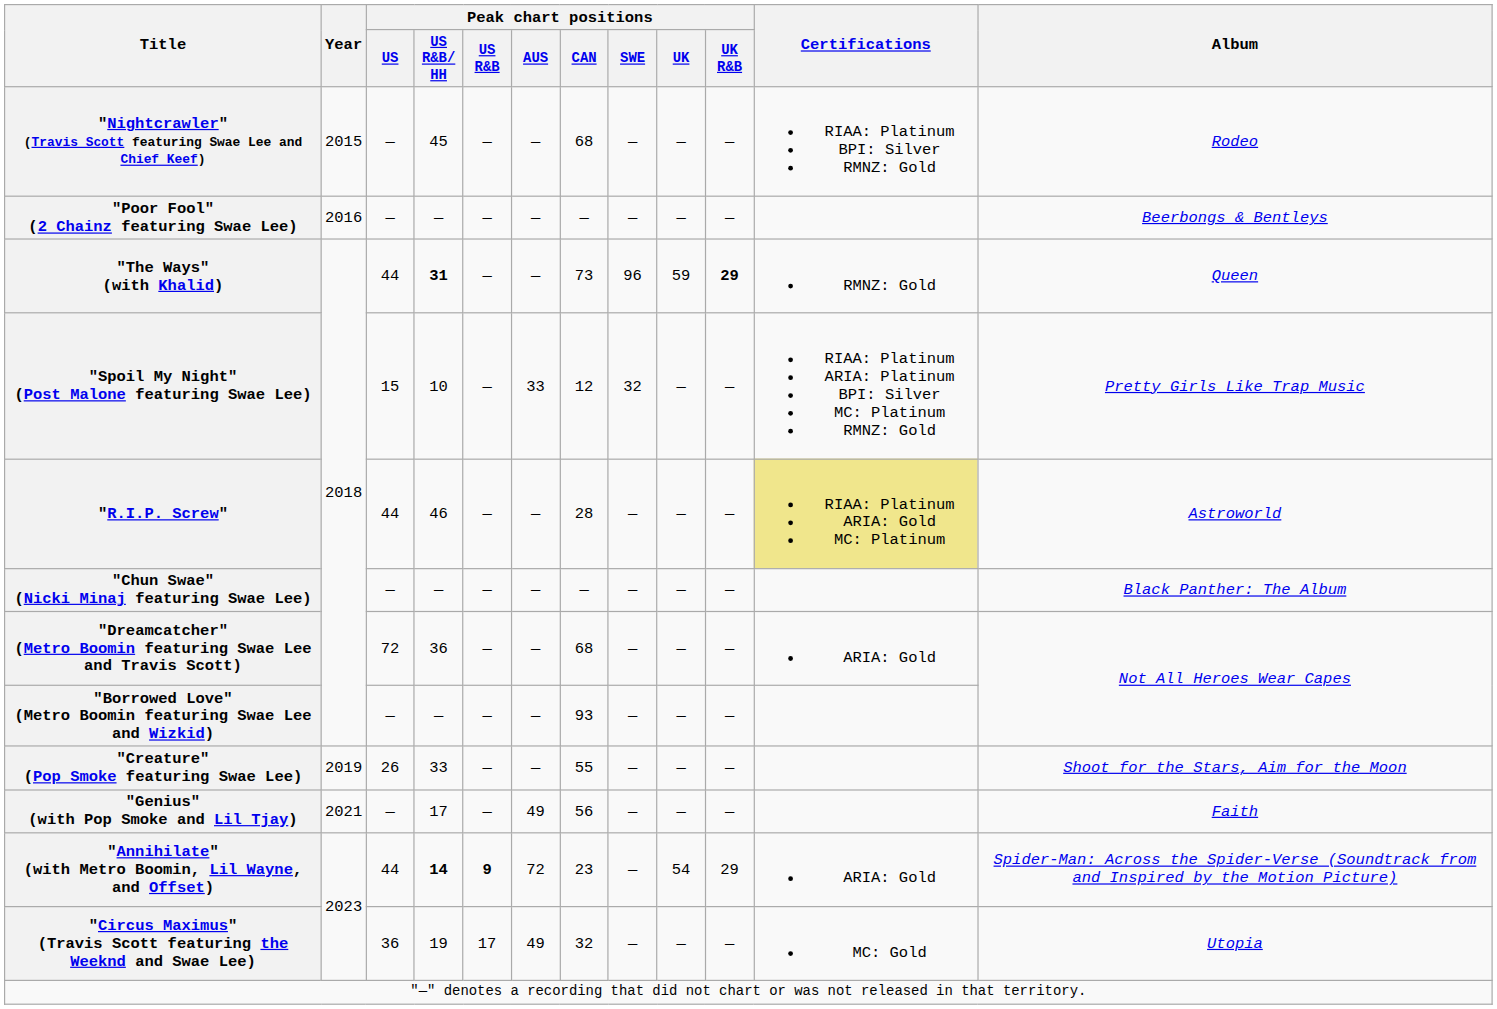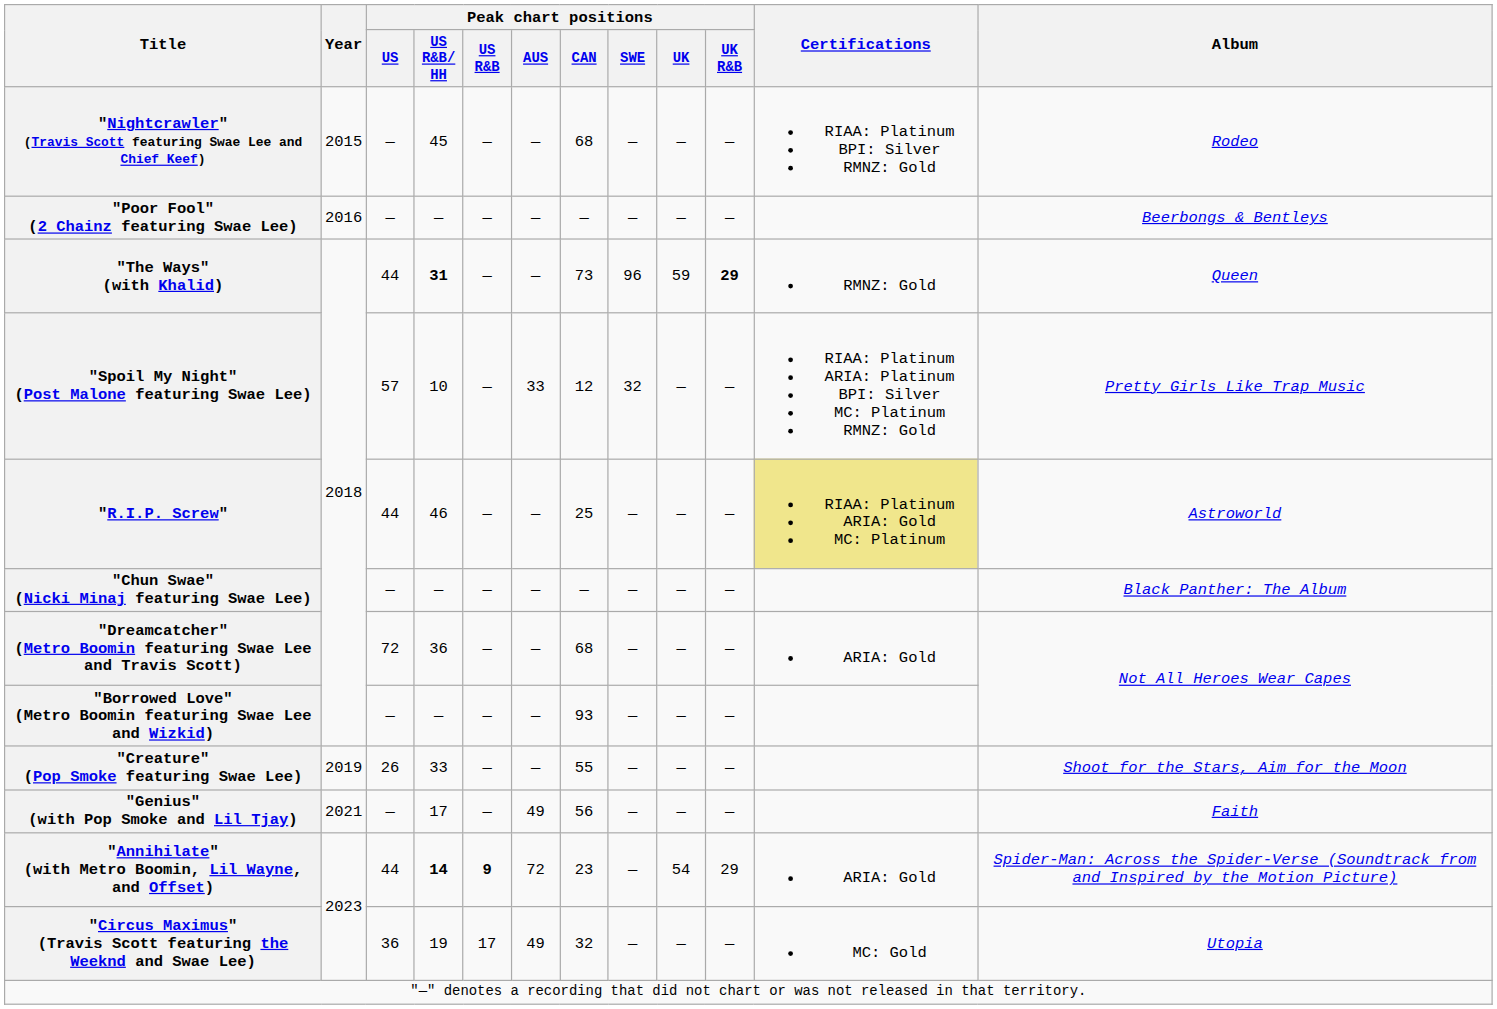(390, 386) 15 -> (390, 386) 57
(584, 514) 28 -> (584, 514) 25
